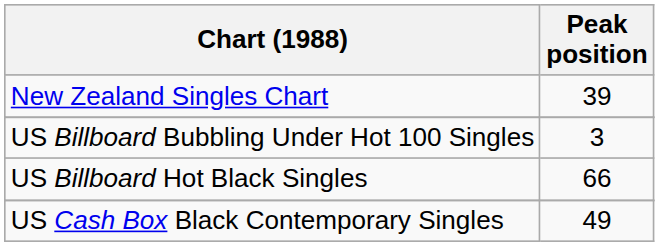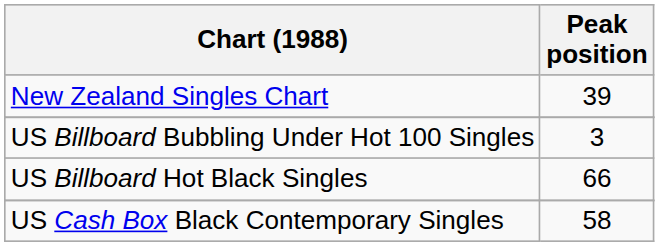(597, 219) 49 -> (597, 219) 58
